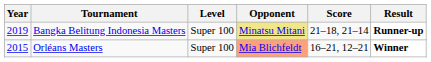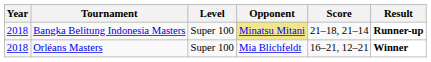(18, 31) 2019 -> (18, 31) 2018
(18, 48) 2015 -> (18, 48) 2018
(270, 48) lightsalmon background -> (270, 48) no background
